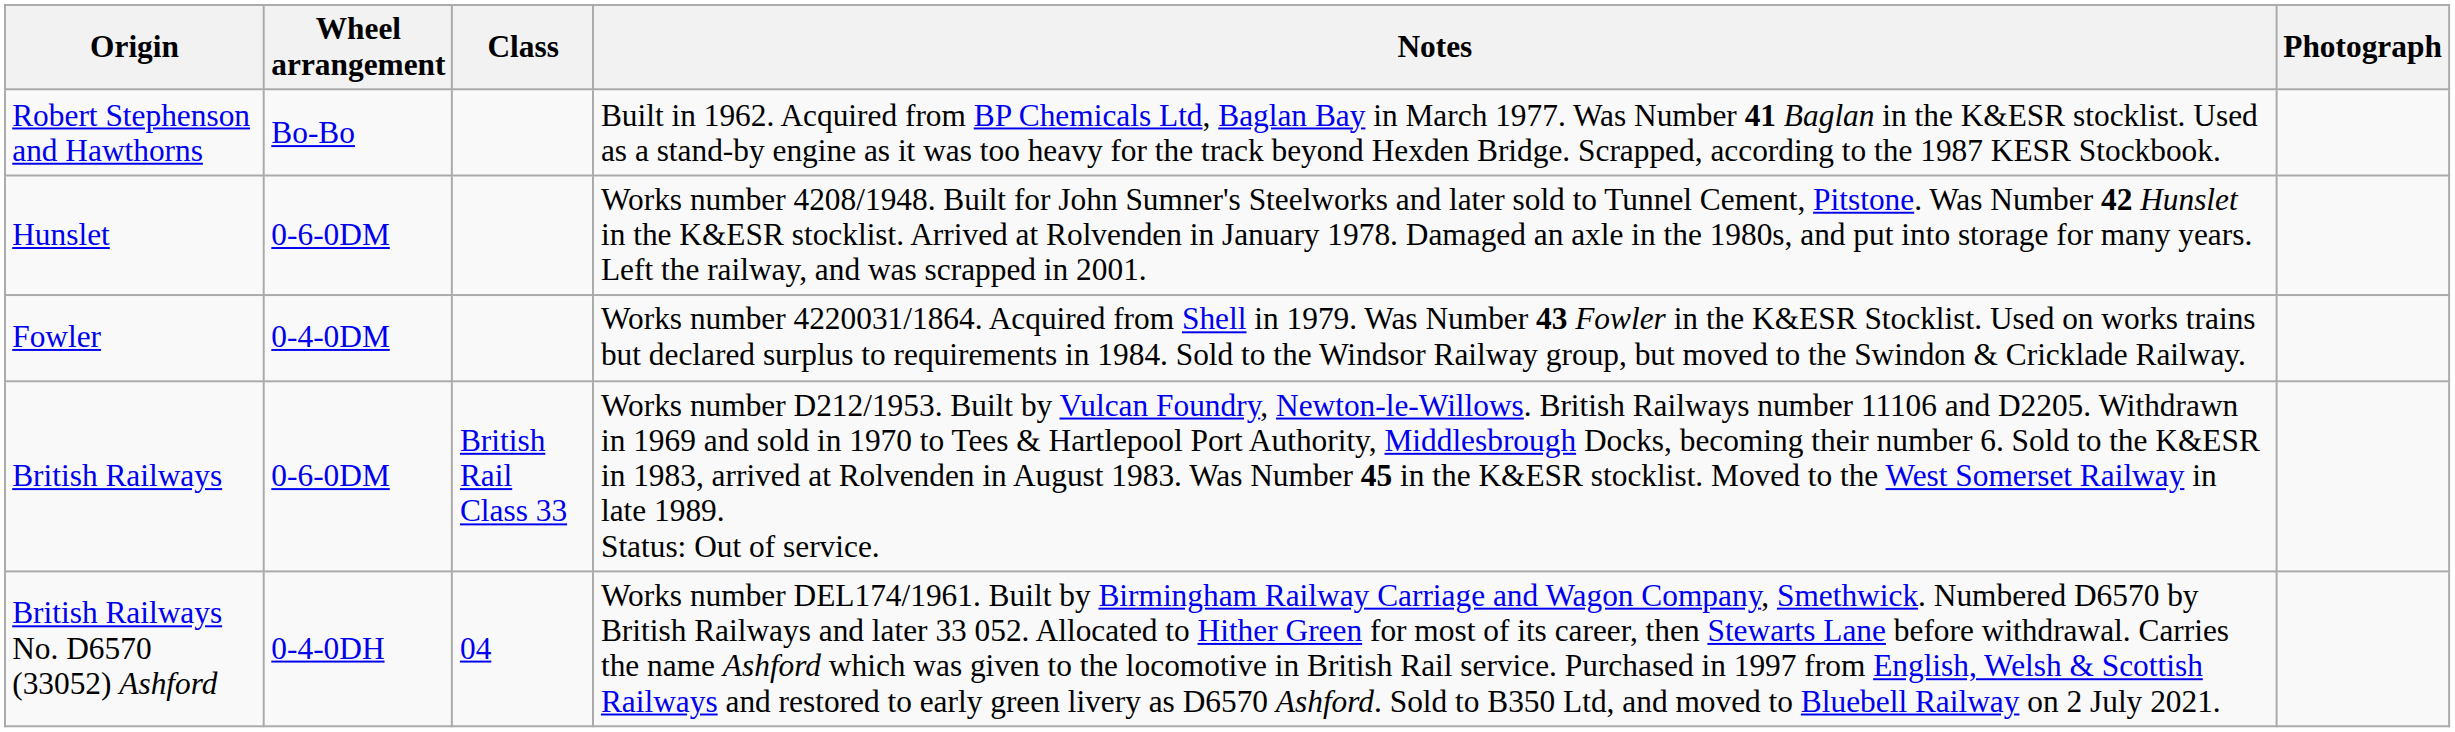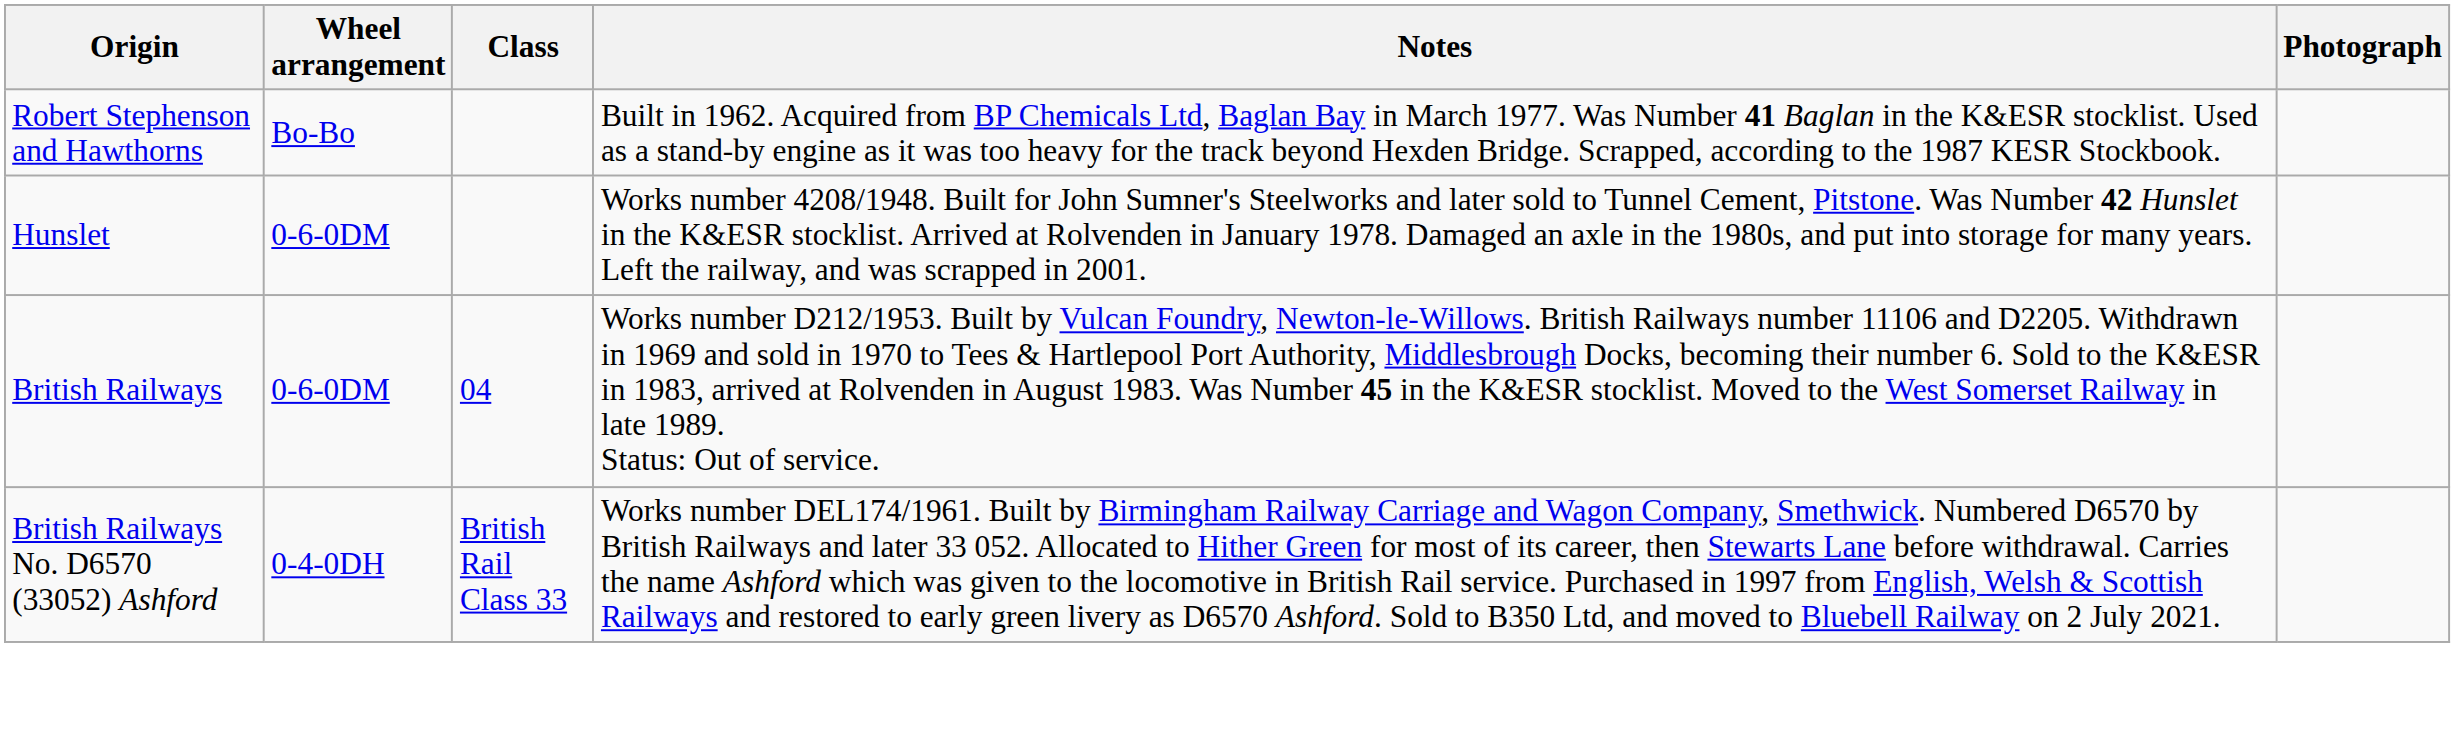- row: (57, 337)
(514, 475) British Rail Class 33 -> (476, 390) 04
(476, 648) 04 -> (514, 563) British Rail Class 33
